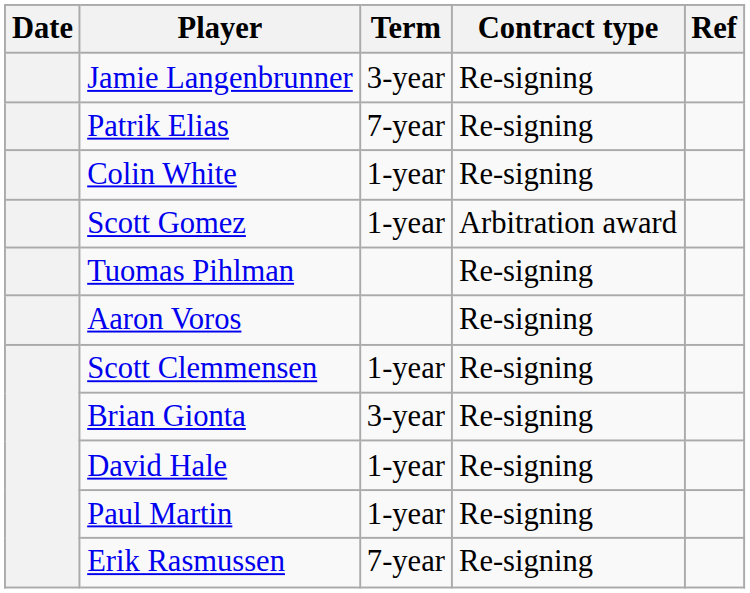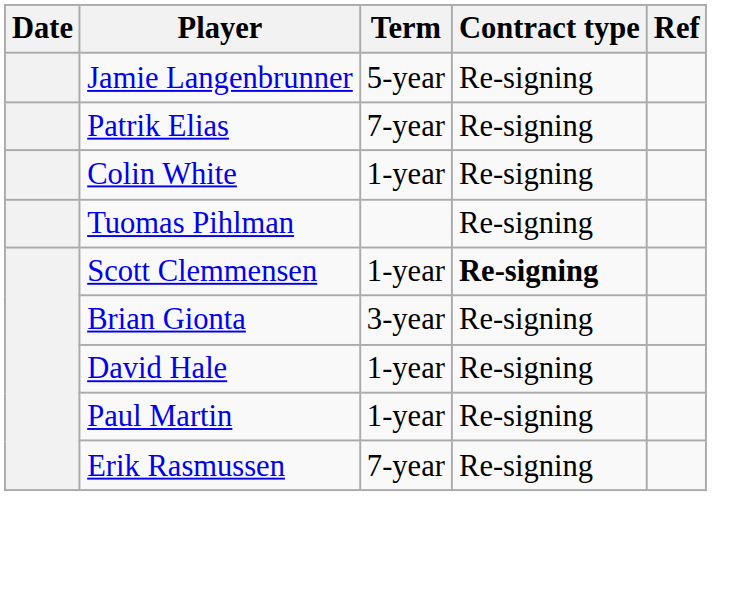(406, 77) 3-year -> (406, 77) 5-year
- row: (167, 222)
- row: (164, 319)
(526, 367) normal -> (529, 271) bold
